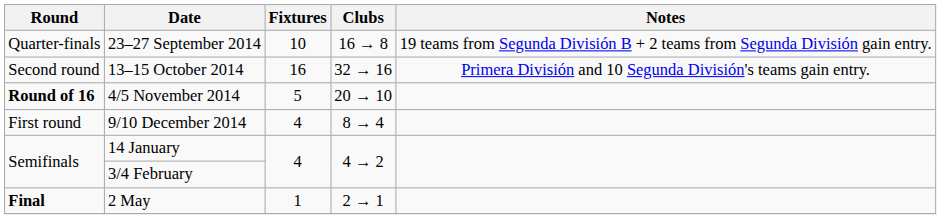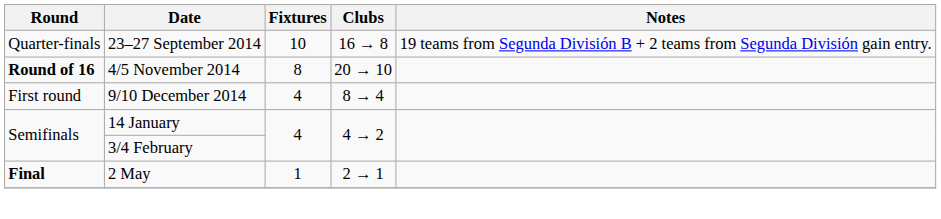- row: (176, 69)
(298, 95) 5 -> (298, 69) 8
